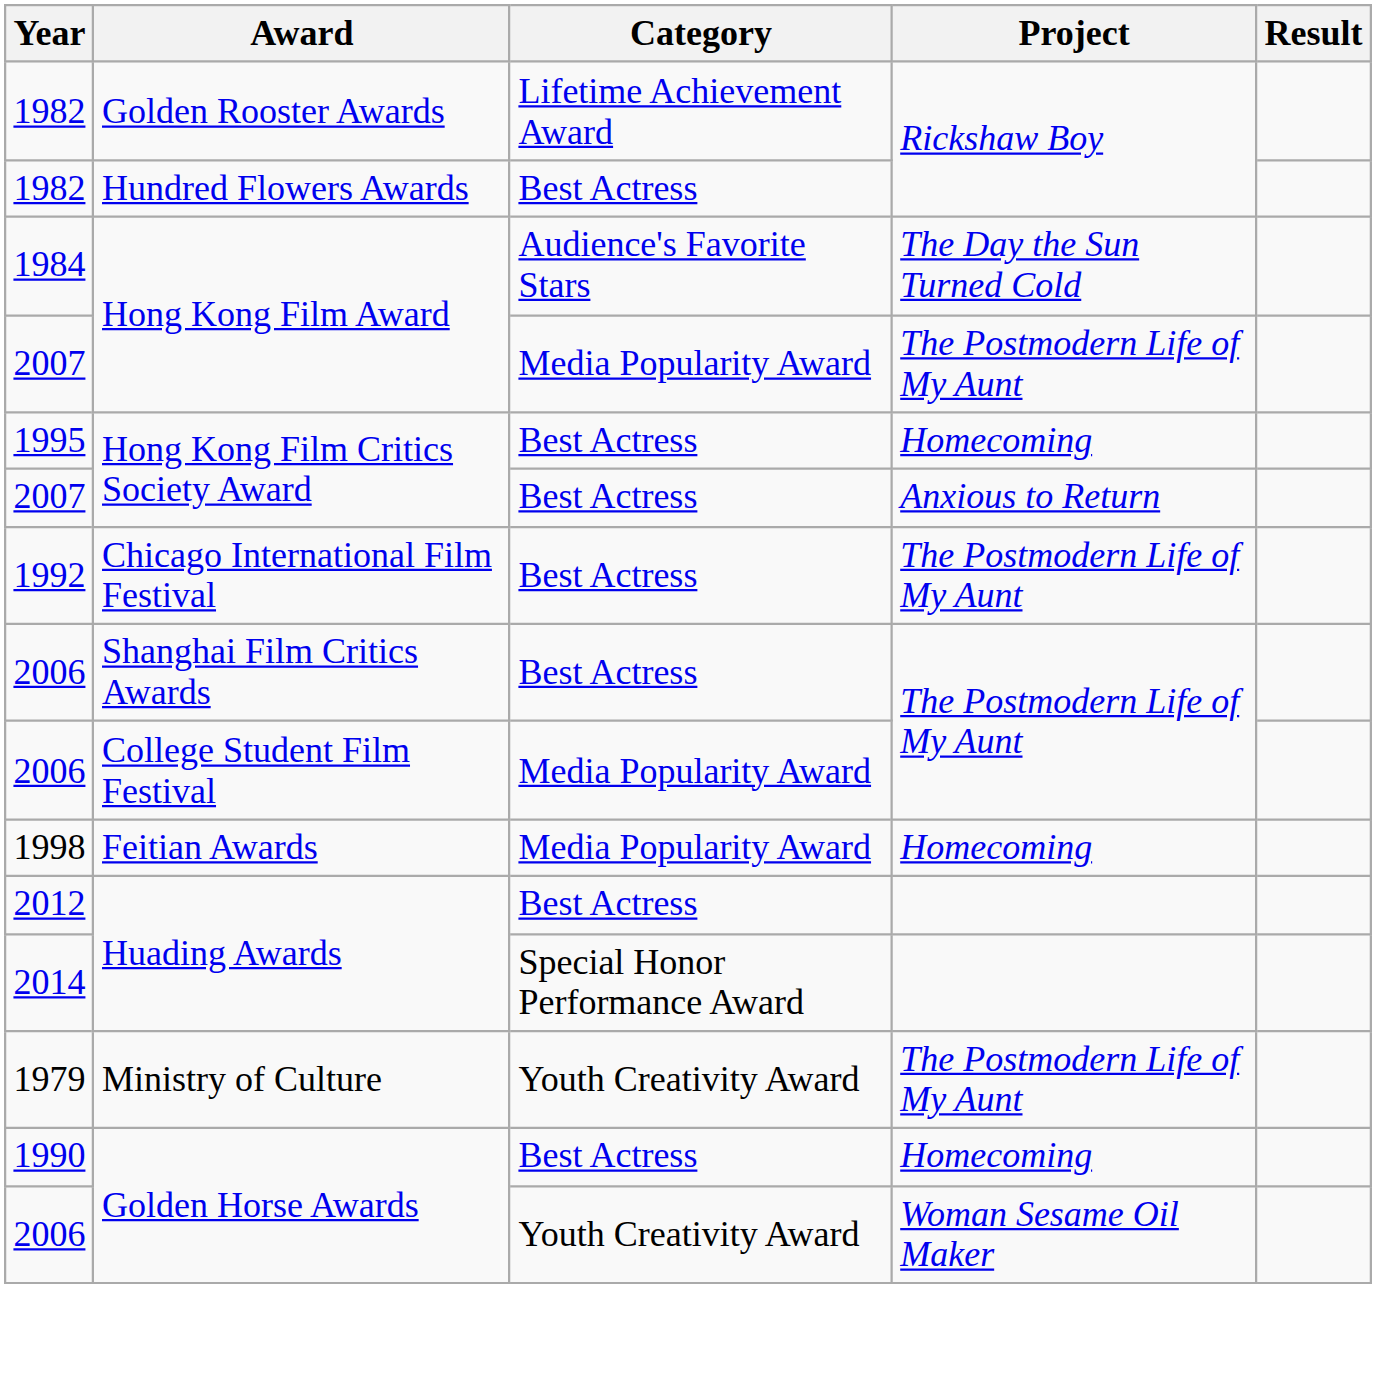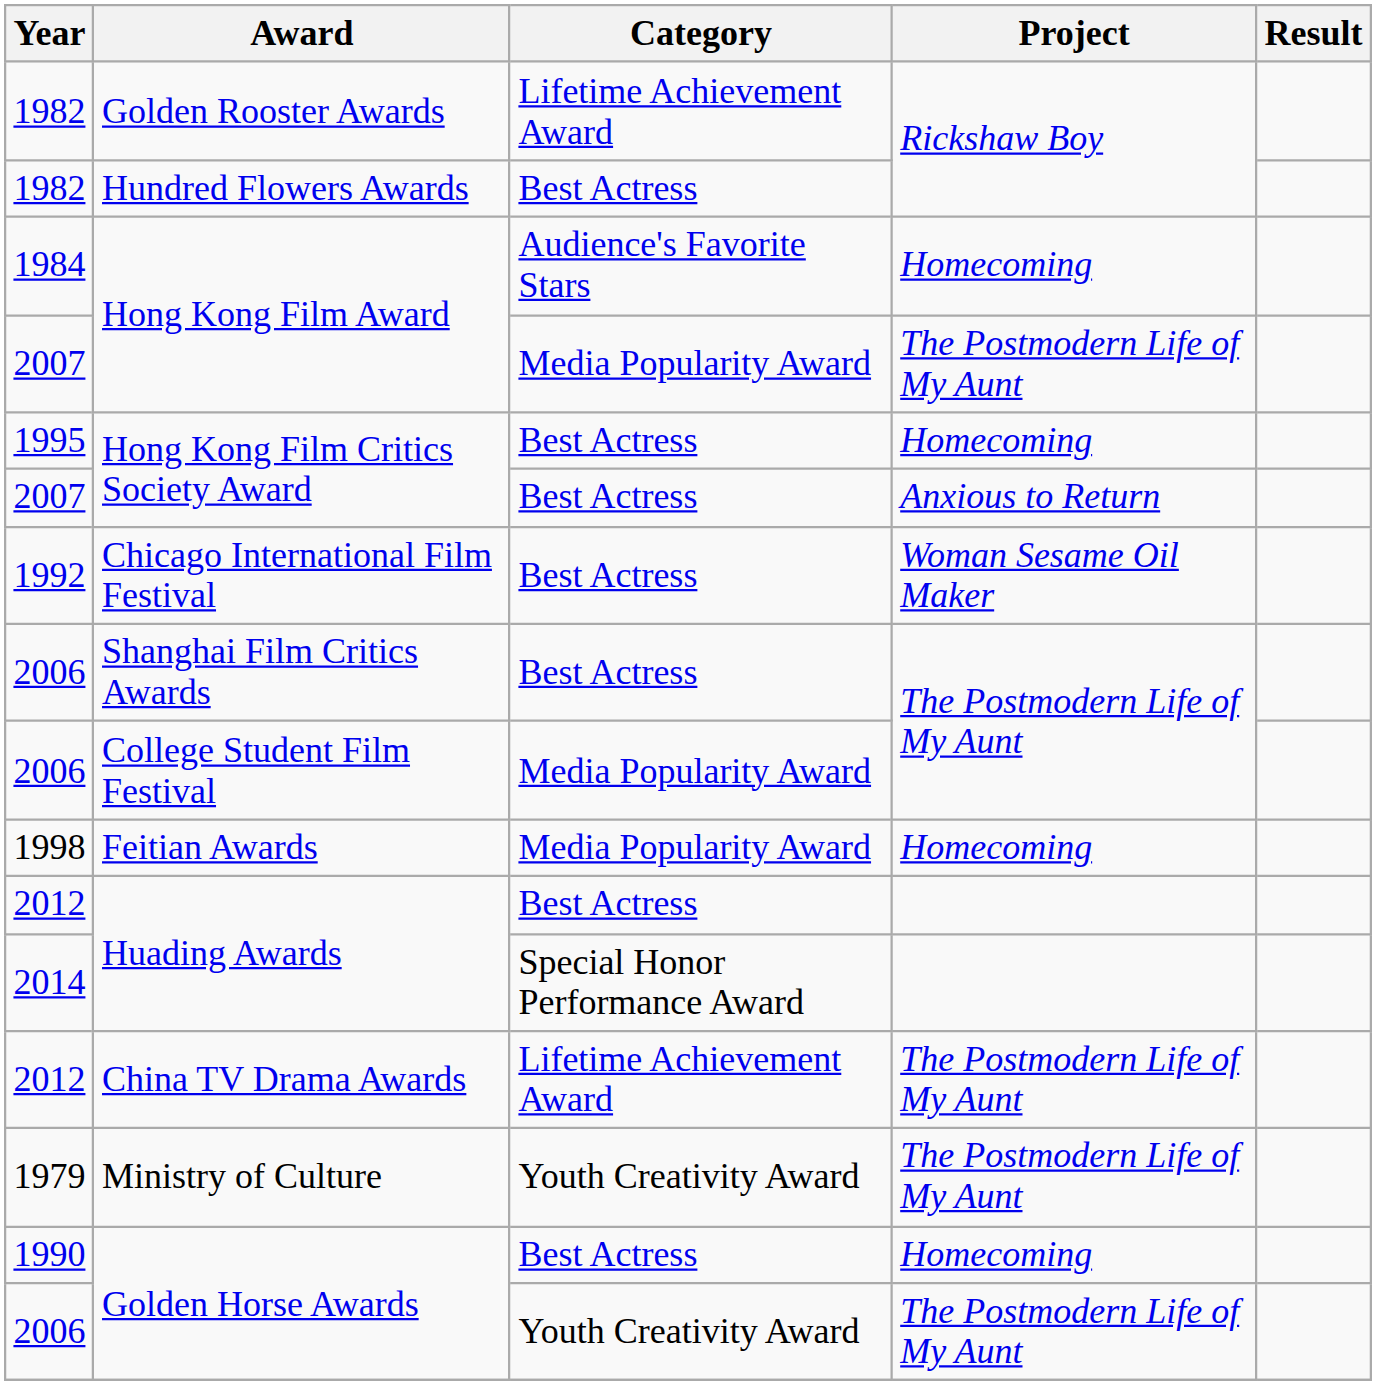(1020, 265) The Day the Sun Turned Cold -> (996, 265) Homecoming
(1070, 574) The Postmodern Life of My Aunt -> (1040, 574) Woman Sesame Oil Maker
+ row: (49, 1079)
(1040, 1233) Woman Sesame Oil Maker -> (1070, 1331) The Postmodern Life of My Aunt
